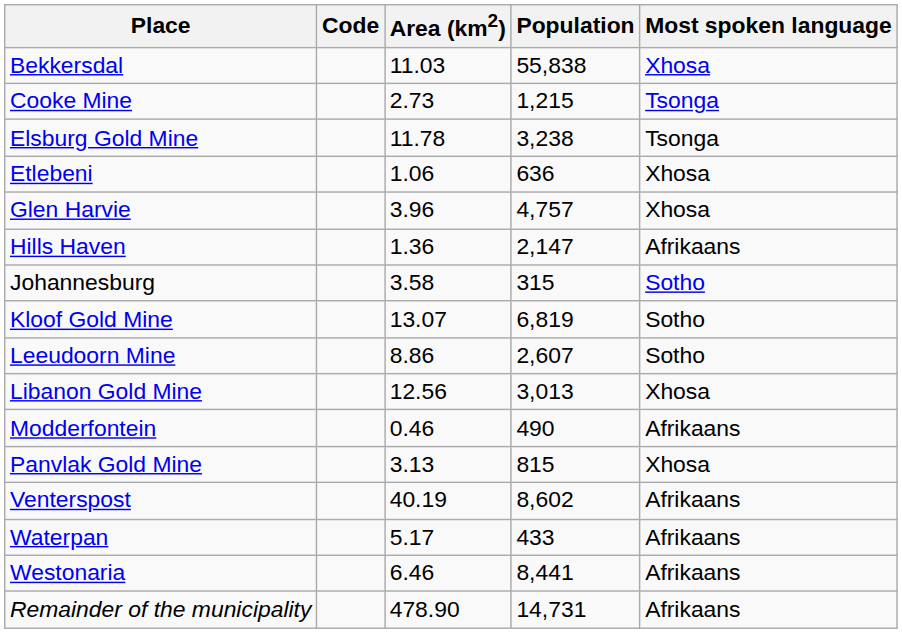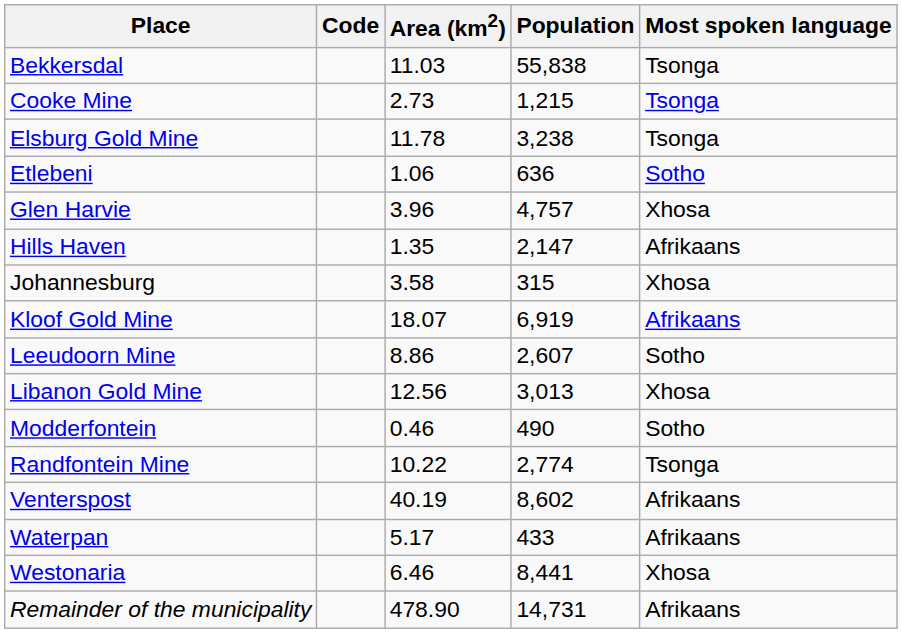(678, 65) Xhosa -> (682, 65) Tsonga
(678, 173) Xhosa -> (675, 173) Sotho
(412, 246) 1.36 -> (412, 246) 1.35
(675, 282) Sotho -> (678, 282) Xhosa
(418, 319) 13.07 -> (418, 319) 18.07
(545, 319) 6,819 -> (545, 319) 6,919
(675, 319) Sotho -> (693, 319) Afrikaans
(693, 427) Afrikaans -> (675, 427) Sotho
- row: (106, 464)
+ row: (100, 464)
(693, 573) Afrikaans -> (678, 573) Xhosa
